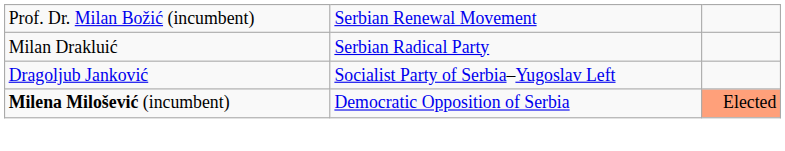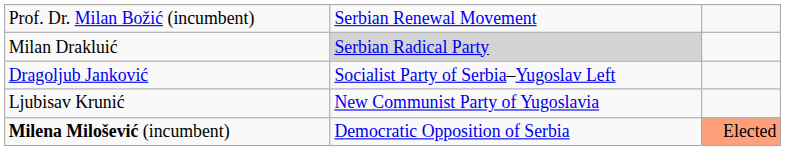(412, 46) no background -> (412, 46) lightgrey background
+ row: (67, 103)
